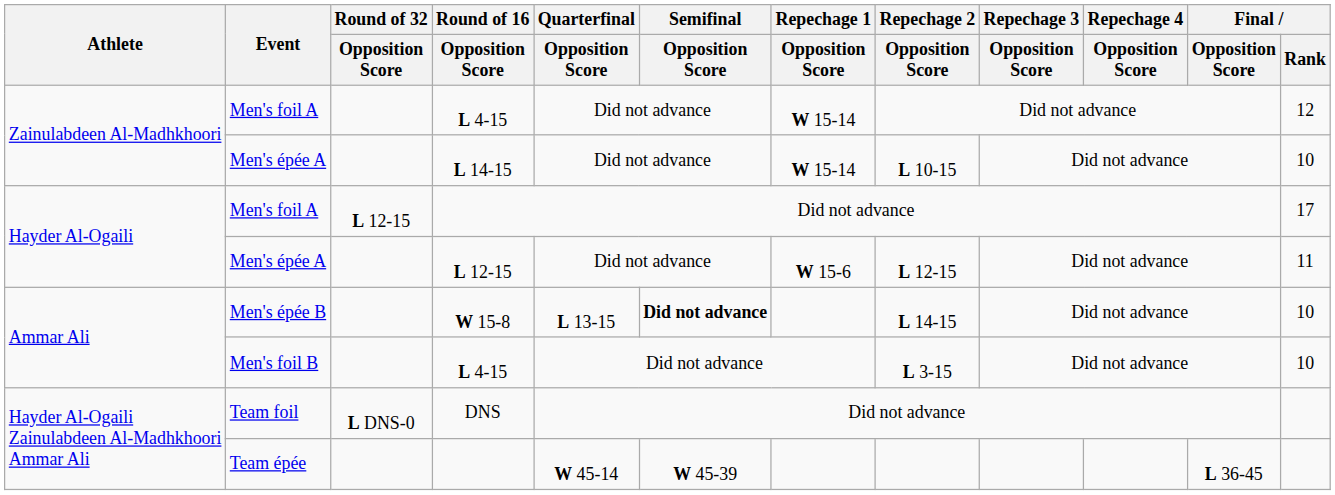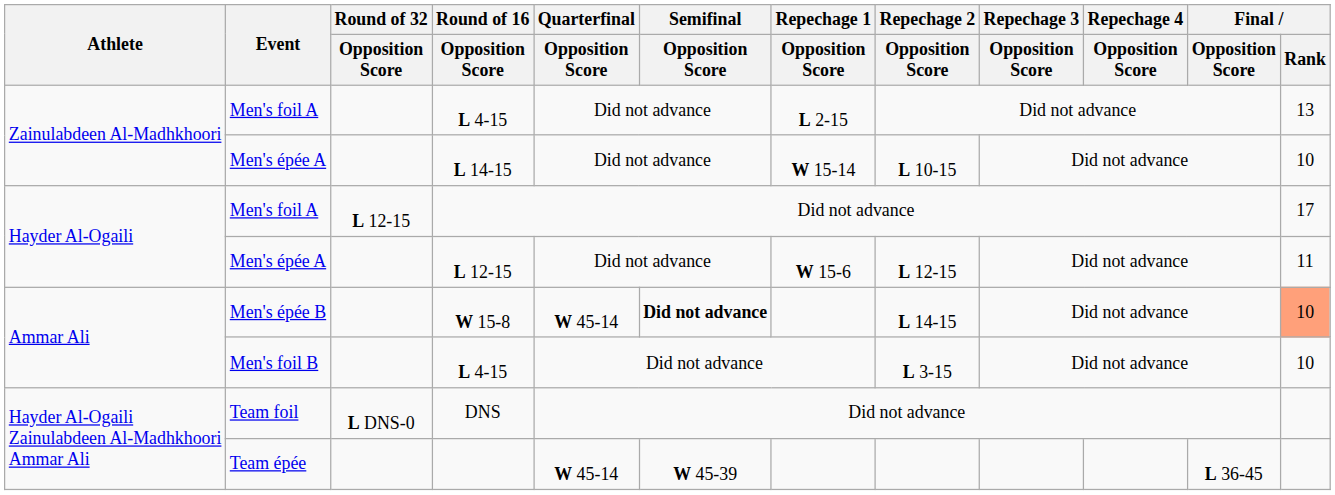(823, 120) W 15-14 -> (823, 120) L 2-15
(1305, 110) 12 -> (1305, 110) 13
(586, 322) L 13-15 -> (586, 322) W 45-14
(1305, 312) no background -> (1305, 312) lightsalmon background
